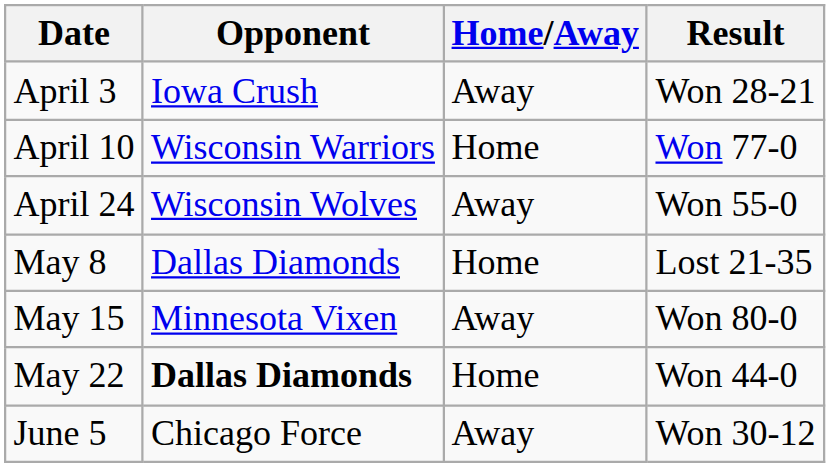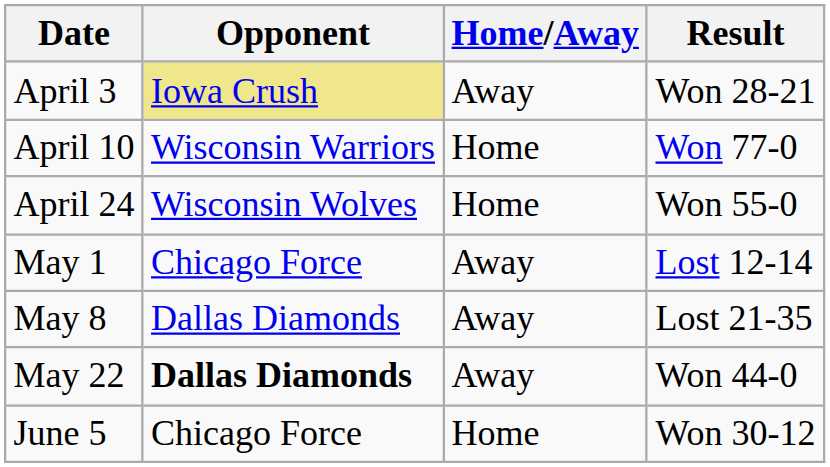(235, 90) no background -> (235, 90) khaki background
(493, 204) Away -> (496, 204) Home
+ row: (60, 261)
(496, 261) Home -> (493, 318) Away
- row: (69, 318)
(496, 375) Home -> (493, 375) Away
(493, 432) Away -> (496, 432) Home
